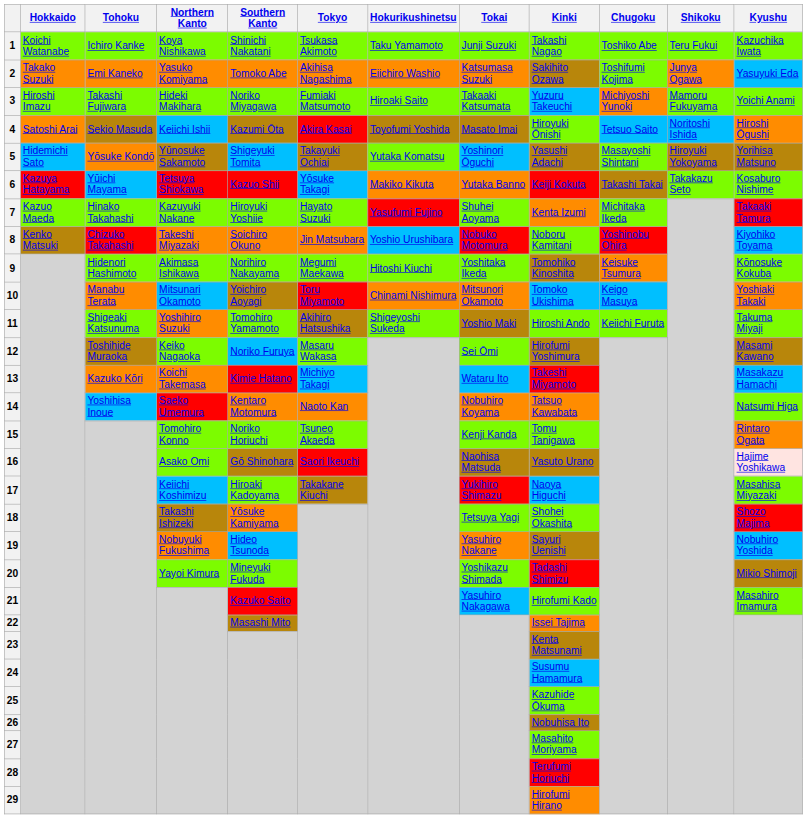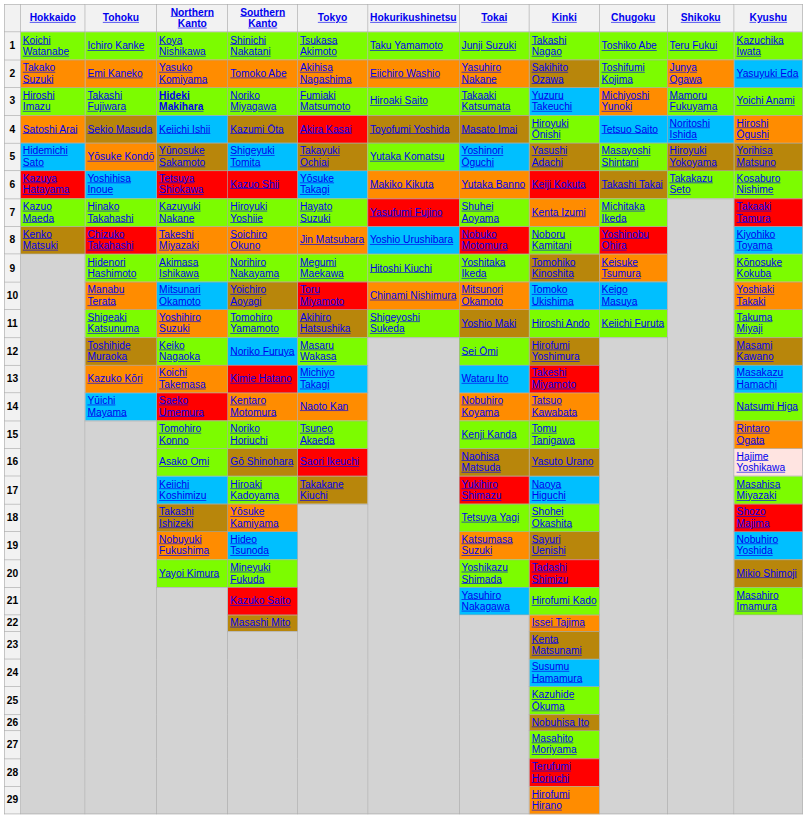(487, 73) Katsumasa Suzuki -> (481, 73) Yasuhiro Nakane
(180, 101) normal -> (181, 101) bold
(107, 184) Yūichi Mayama -> (109, 184) Yoshihisa Inoue
(109, 407) Yoshihisa Inoue -> (107, 407) Yūichi Mayama
(481, 545) Yasuhiro Nakane -> (487, 545) Katsumasa Suzuki
